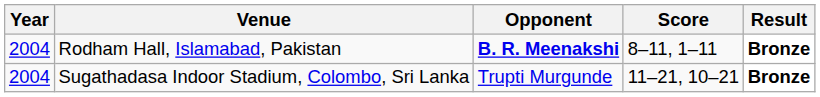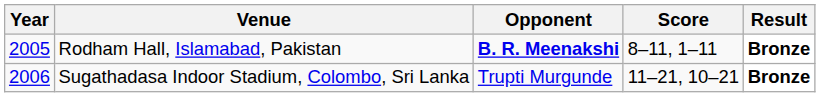(29, 49) 2004 -> (29, 49) 2005
(29, 78) 2004 -> (29, 78) 2006
